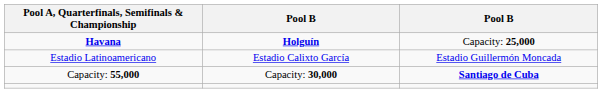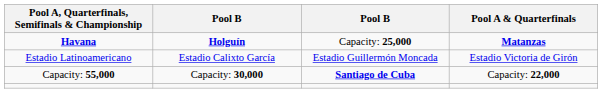+ column: (524, 18)
